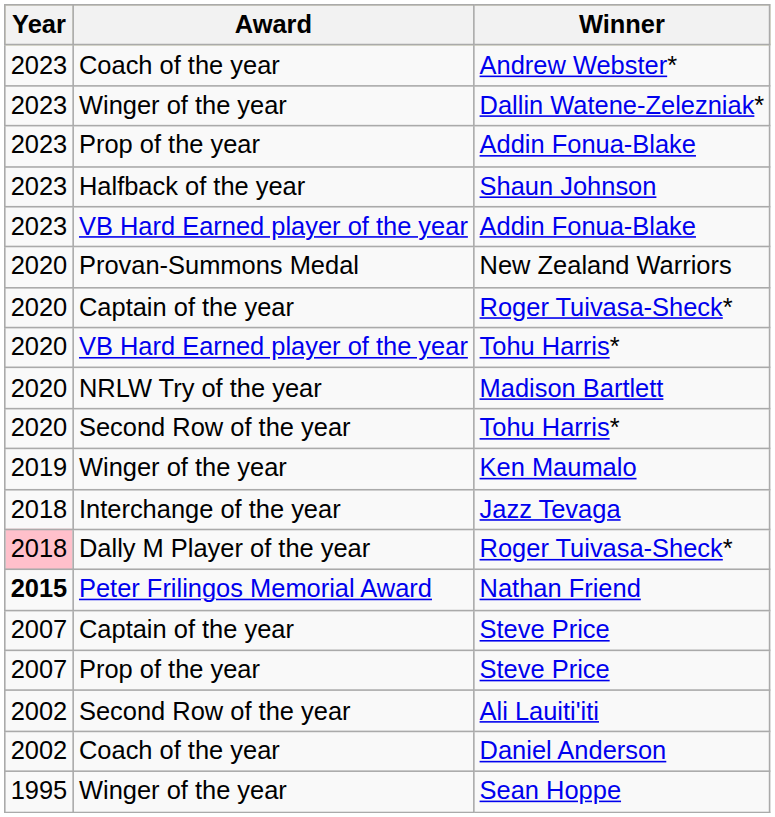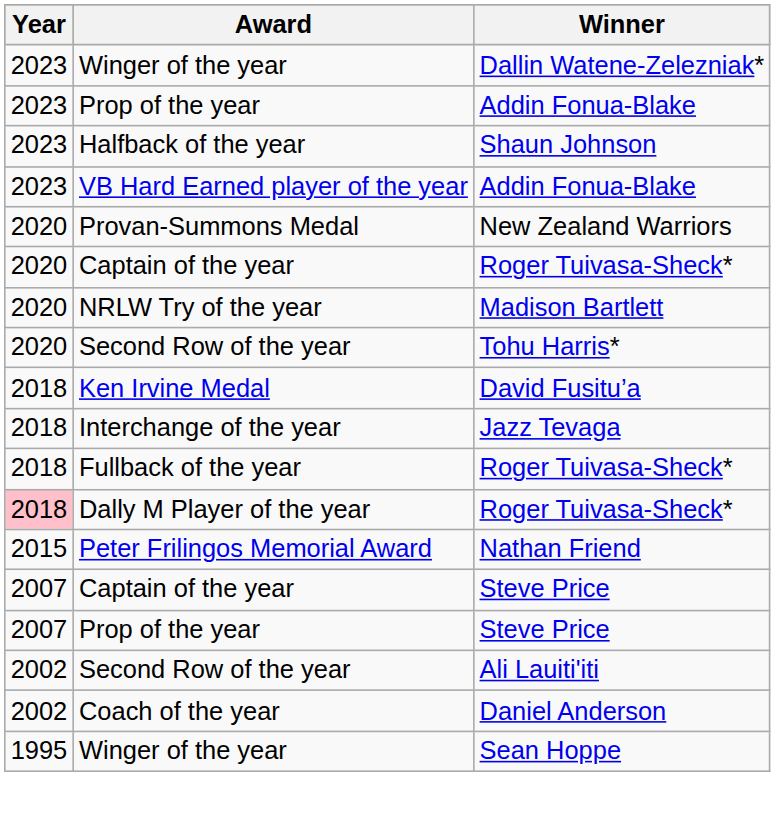- row: (179, 65)
- row: (273, 347)
- row: (183, 468)
+ row: (174, 387)
+ row: (190, 468)
(39, 589) bold -> (39, 549) normal
